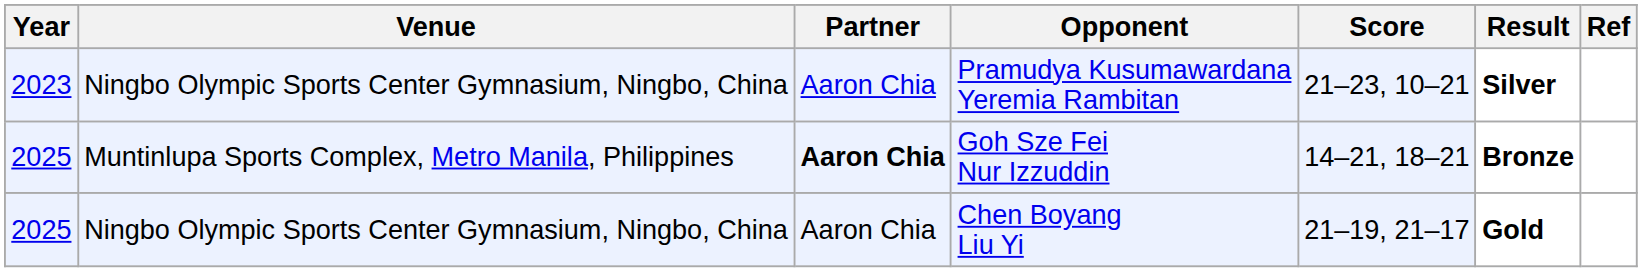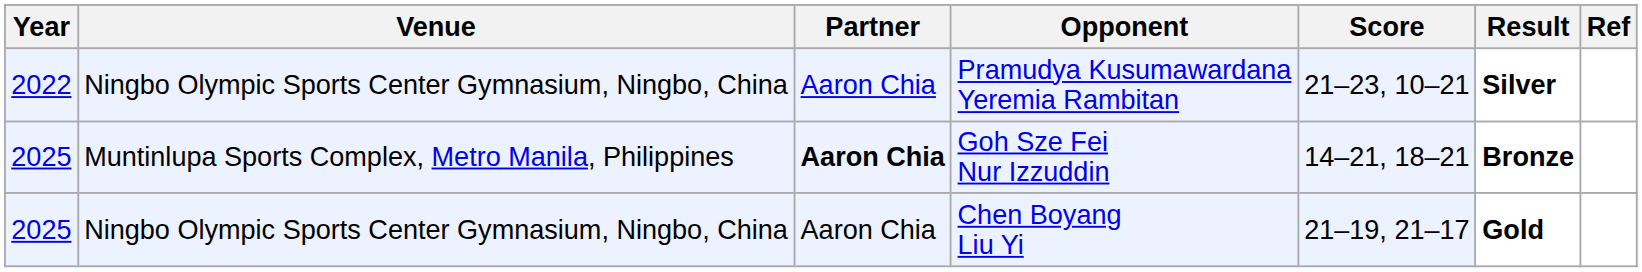(41, 85) 2023 -> (41, 85) 2022
